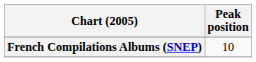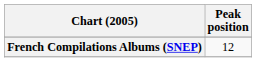(228, 47) 10 -> (228, 47) 12
